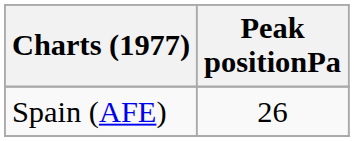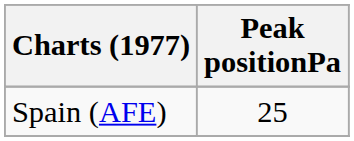(273, 111) 26 -> (273, 111) 25
